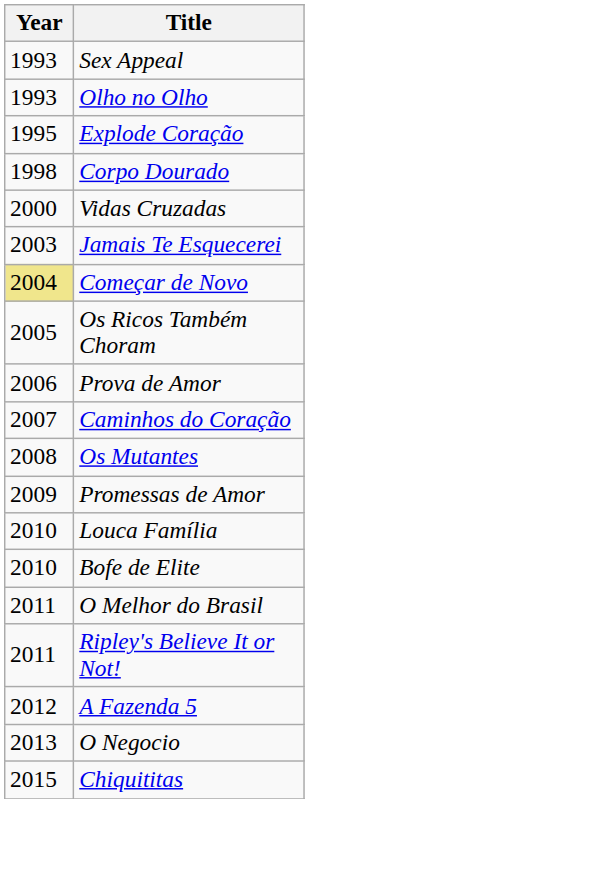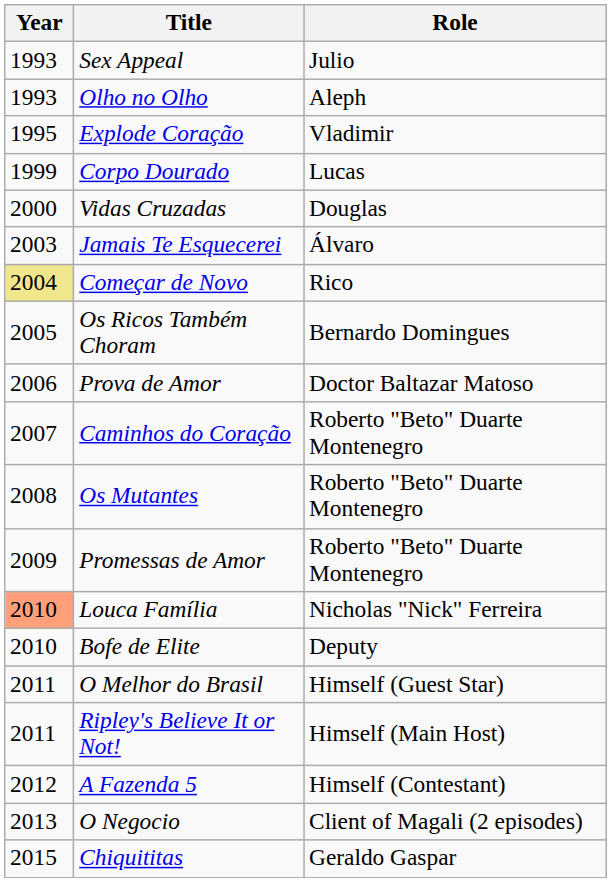+ column: (455, 23)
(33, 171) 1998 -> (33, 171) 1999
(33, 530) no background -> (33, 609) lightsalmon background
